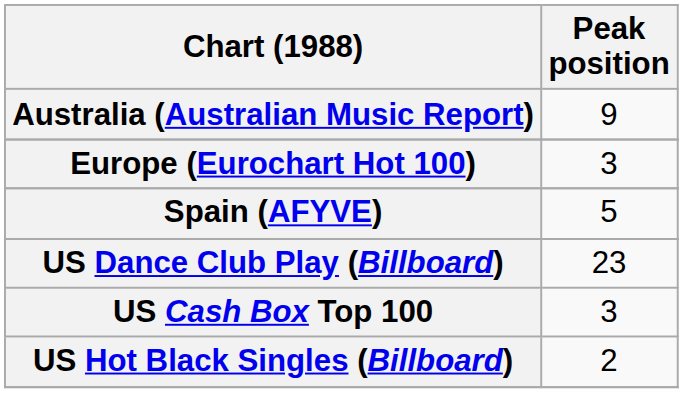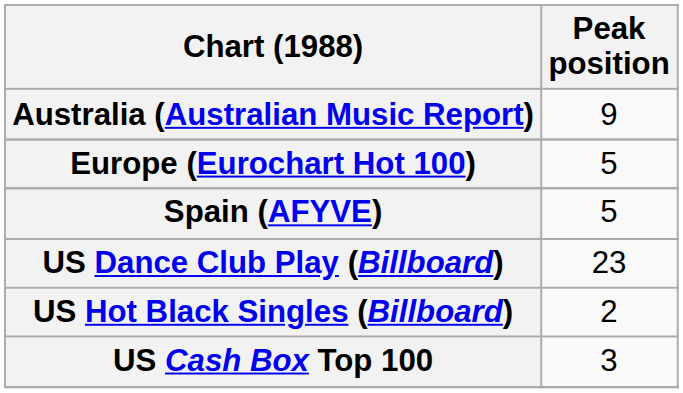(609, 163) 3 -> (609, 163) 5
rows swapped: (273, 361) <-> (273, 311)
